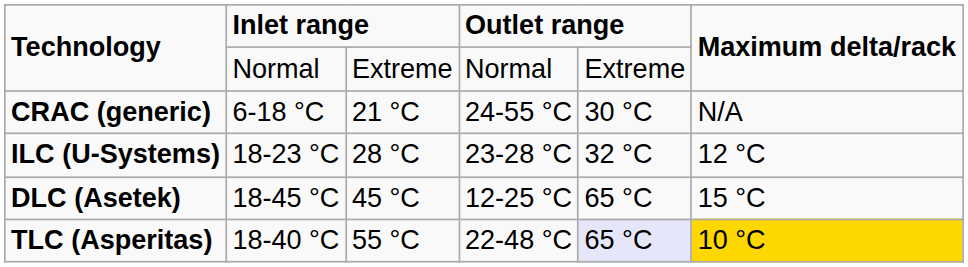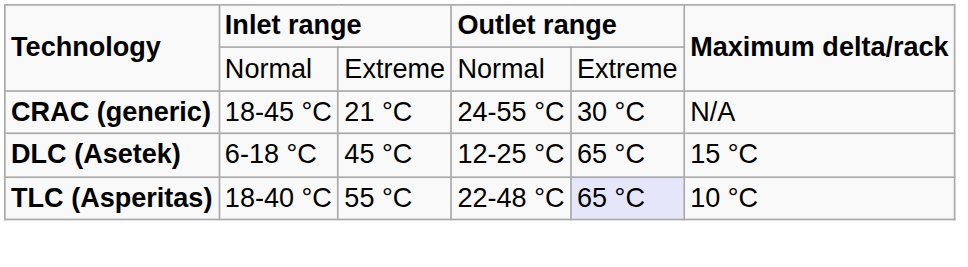(278, 111) 6-18 °C -> (278, 111) 18-45 °C
- row: (116, 154)
(286, 197) 18-45 °C -> (271, 154) 6-18 °C
(732, 240) gold background -> (724, 197) no background
